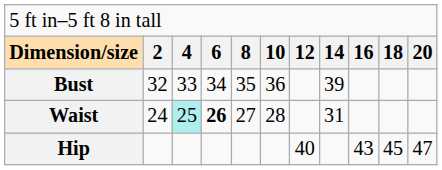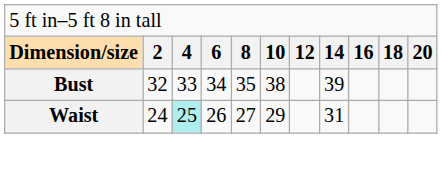(275, 84) 36 -> (275, 84) 38
(216, 116) bold -> (216, 116) normal
(275, 116) 28 -> (275, 116) 29
- row: (74, 148)
